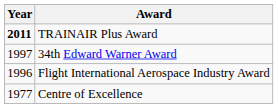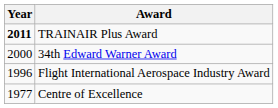(20, 53) 1997 -> (20, 53) 2000
